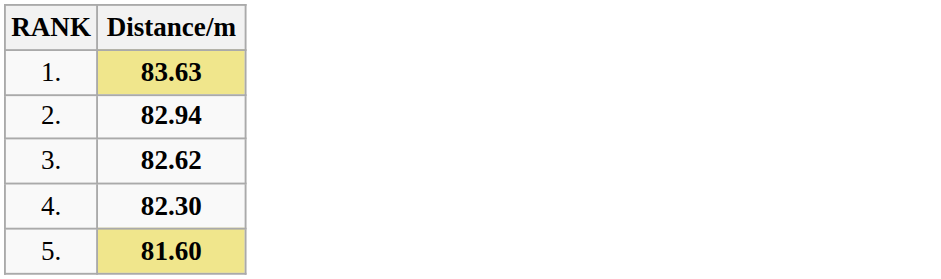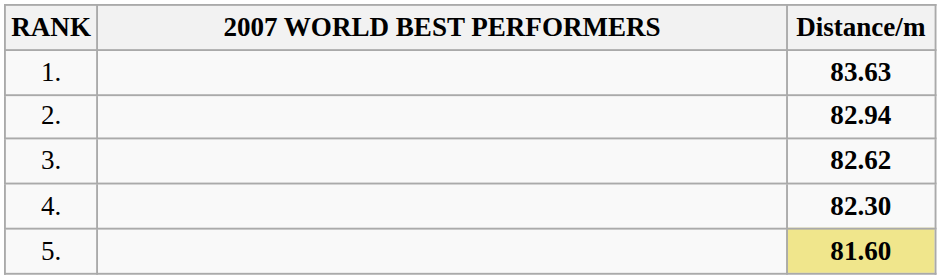+ column: (442, 27)
(171, 71) khaki background -> (861, 71) no background
